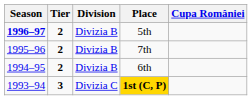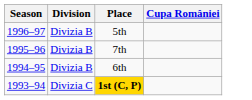- column: (60, 13)
(26, 31) bold -> (26, 31) normal
